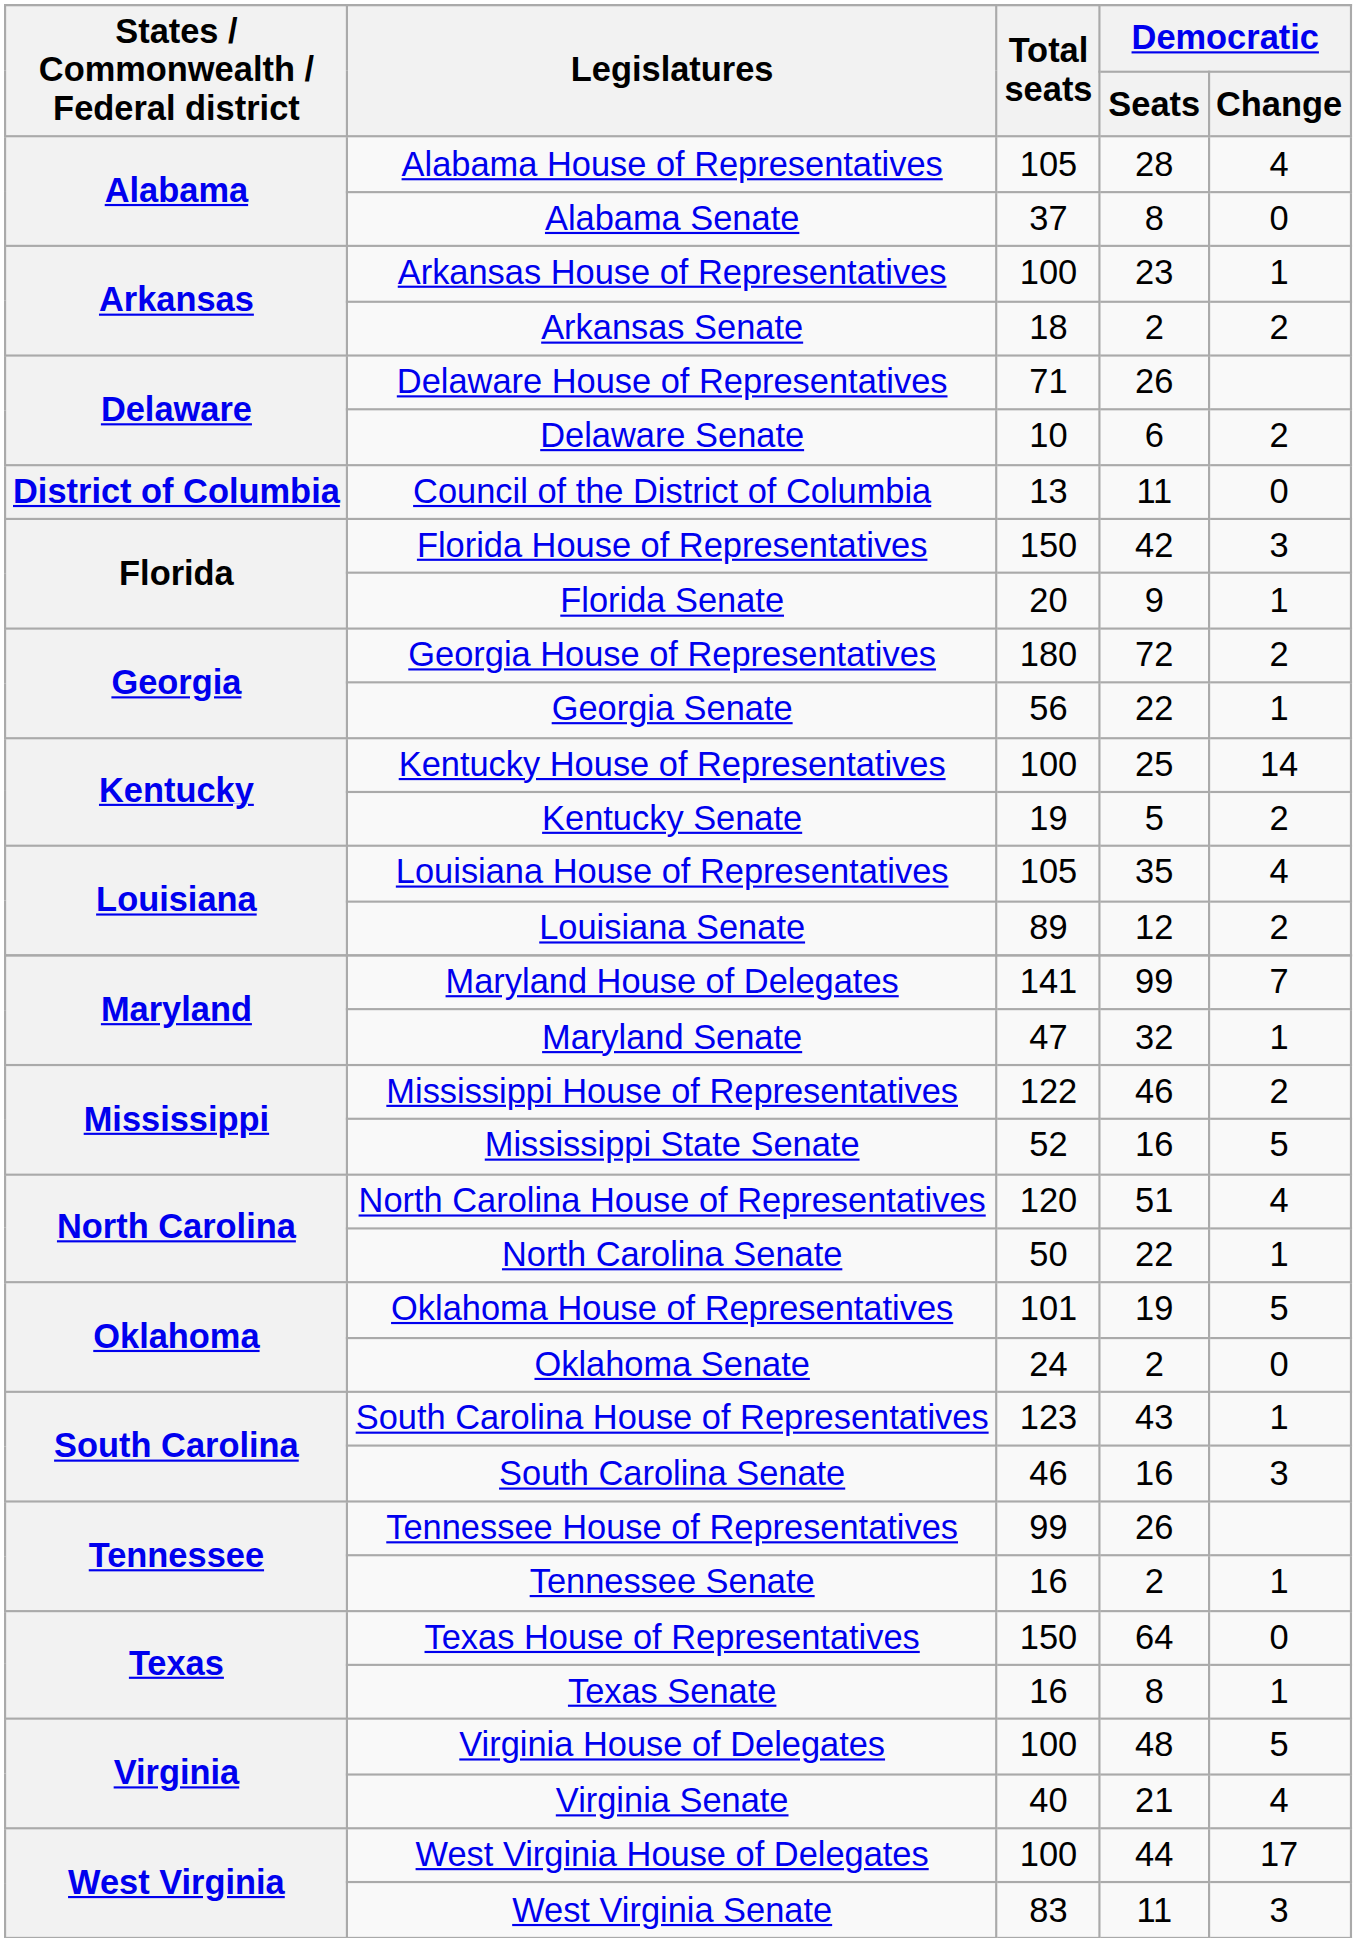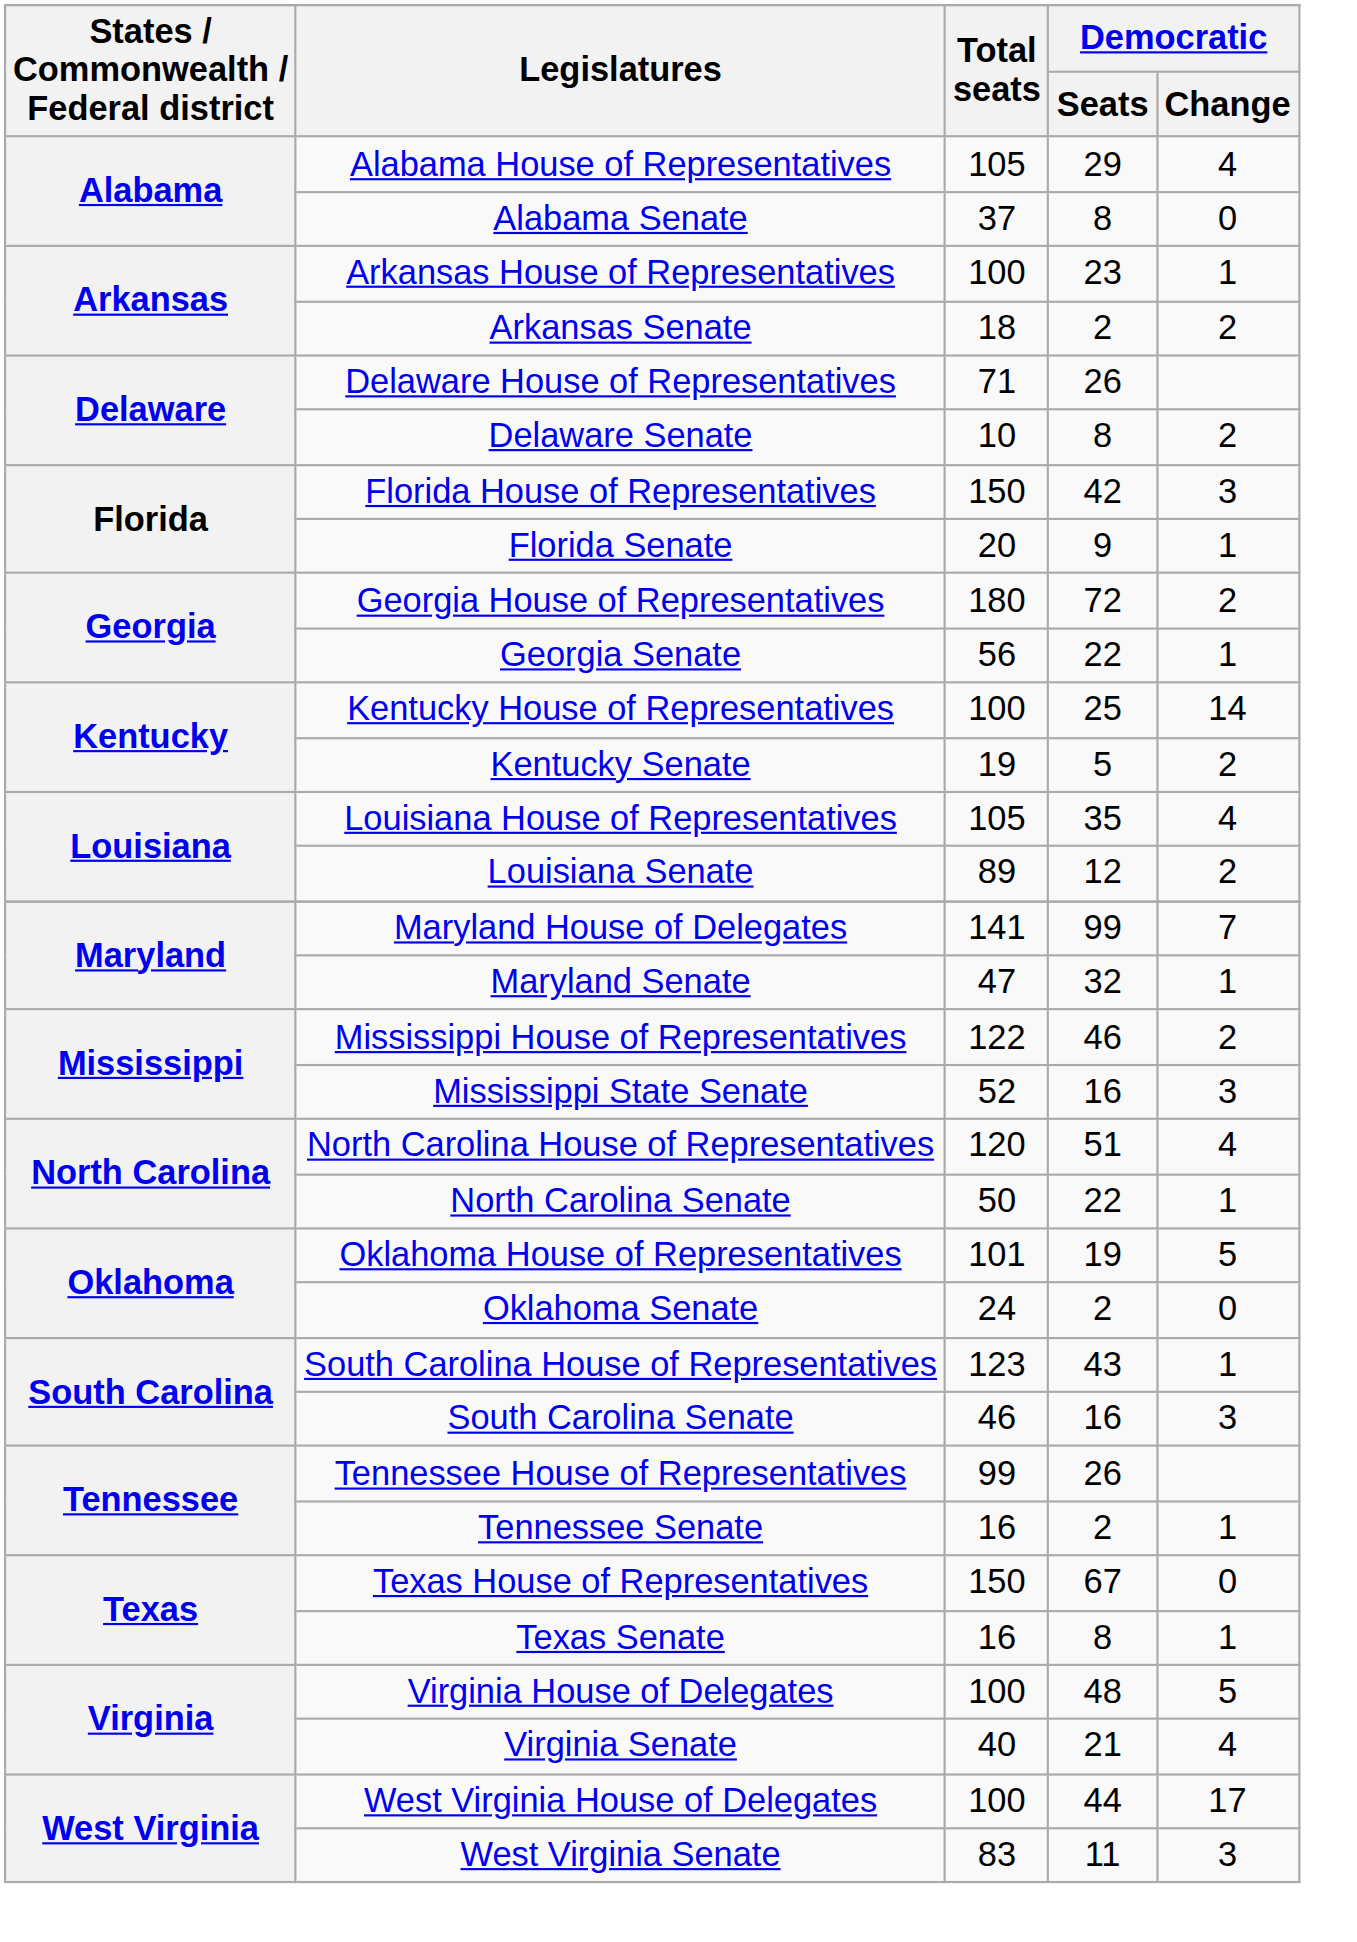(1154, 163) 28 -> (1103, 163) 29
(1154, 436) 6 -> (1103, 436) 8
- row: (672, 491)
(1279, 1145) 5 -> (1227, 1091) 3
(1154, 1636) 64 -> (1103, 1582) 67
